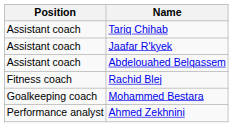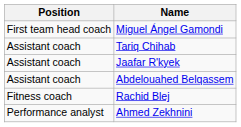+ row: (170, 29)
- row: (156, 96)
